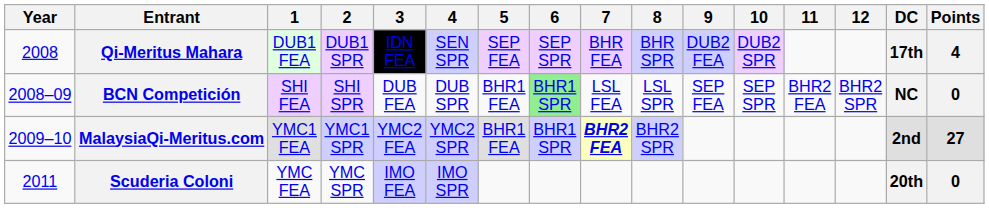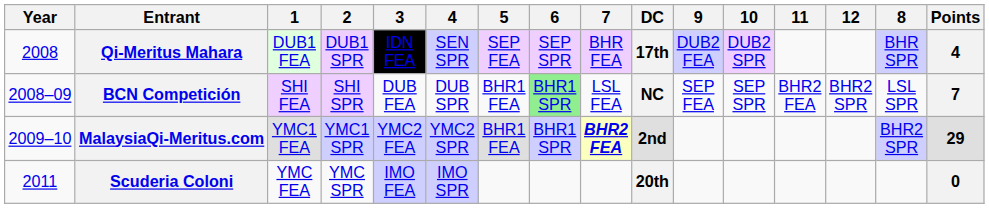columns swapped: (657, 17) <-> (906, 17)
(955, 95) 0 -> (955, 95) 7
(955, 138) 27 -> (955, 138) 29
